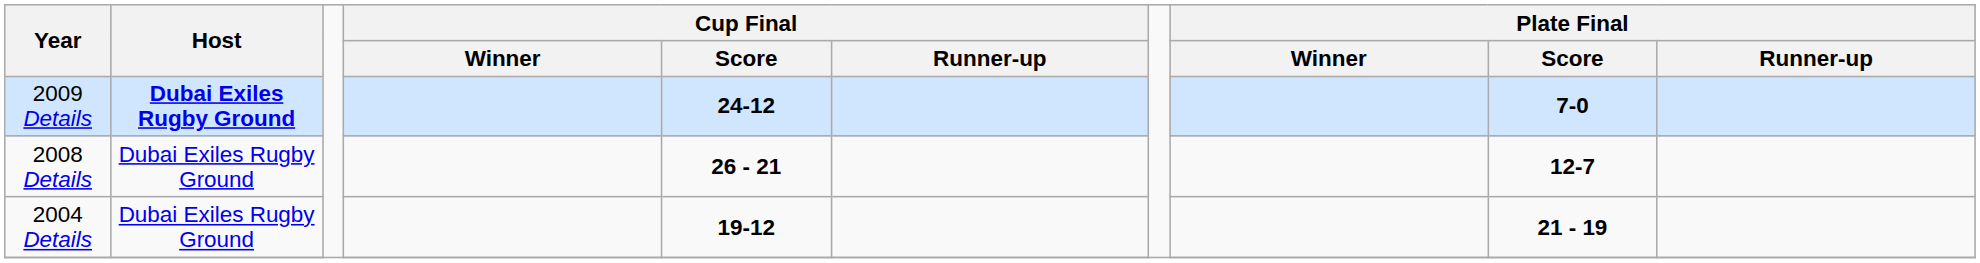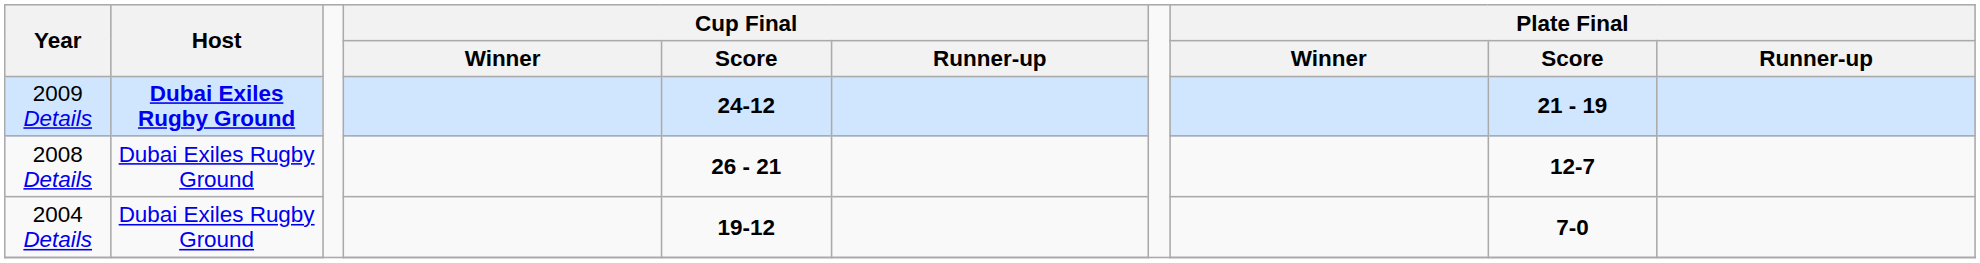(1572, 106) 7-0 -> (1572, 106) 21 - 19
(1572, 227) 21 - 19 -> (1572, 227) 7-0
